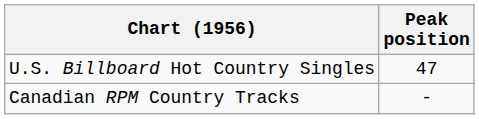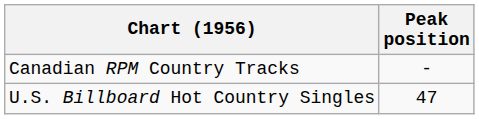rows swapped: (192, 69) <-> (154, 98)
